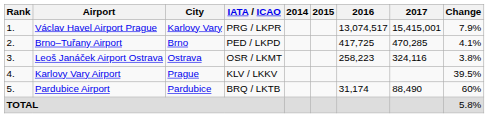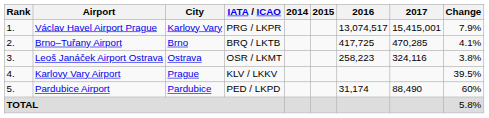(253, 43) PED / LKPD -> (253, 43) BRQ / LKTB
(253, 89) BRQ / LKTB -> (253, 89) PED / LKPD
